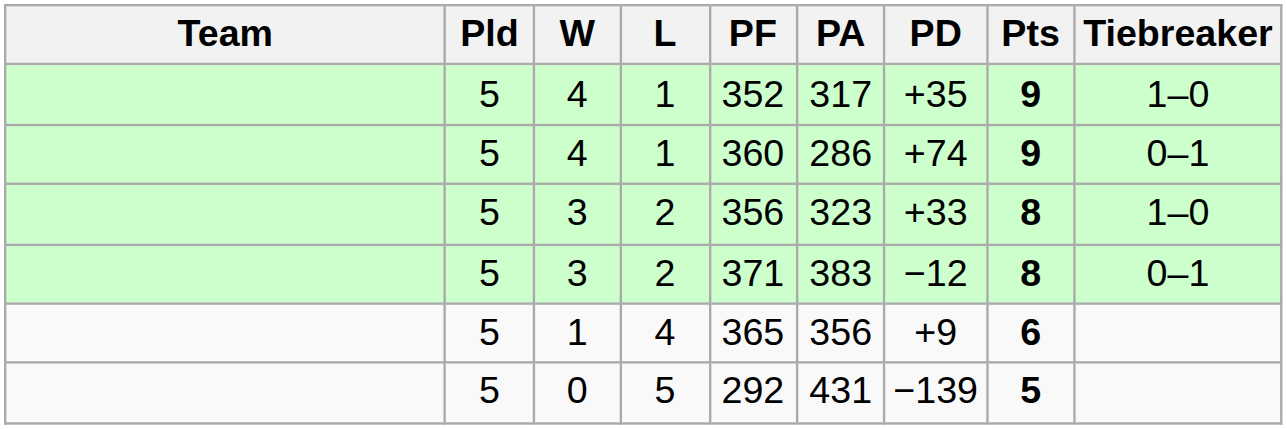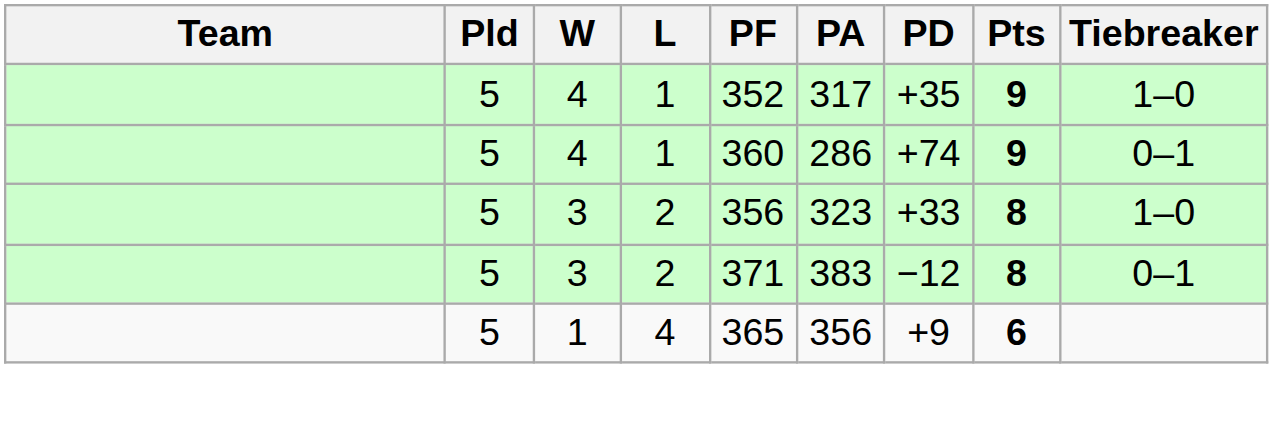- row: (577, 392)
